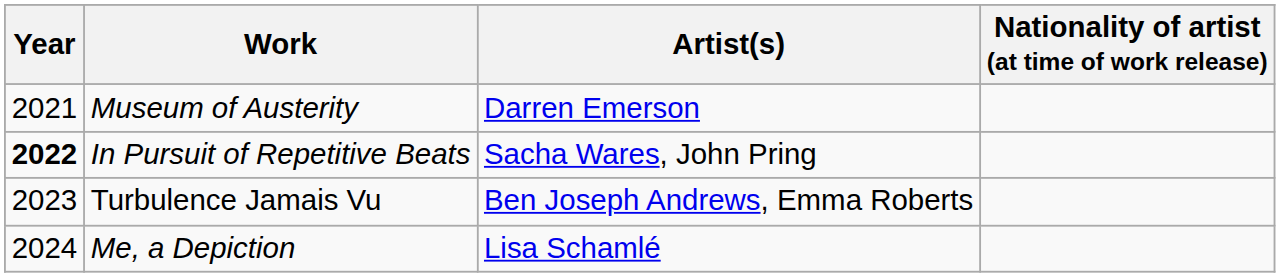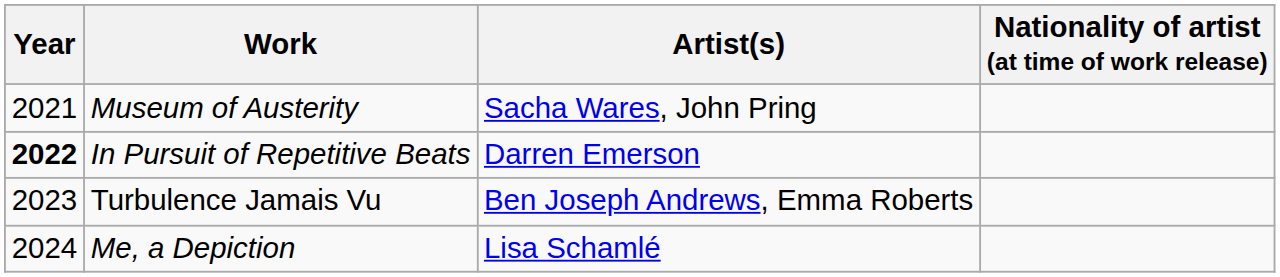(592, 107) Darren Emerson -> (650, 107) Sacha Wares, John Pring
(650, 154) Sacha Wares, John Pring -> (592, 154) Darren Emerson
